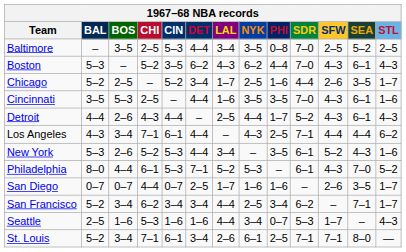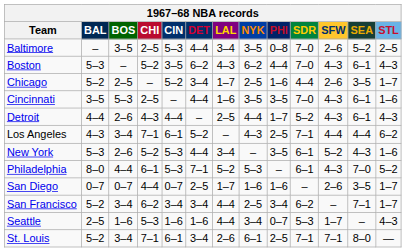(333, 48) 2–5 -> (333, 48) 2–6
(199, 134) 4–4 -> (199, 134) 5–2
